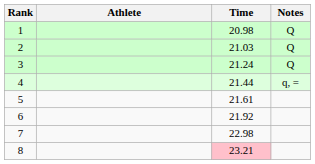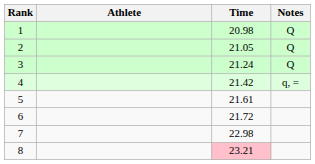(241, 47) 21.03 -> (241, 47) 21.05
(241, 82) 21.44 -> (241, 82) 21.42
(241, 116) 21.92 -> (241, 116) 21.72
